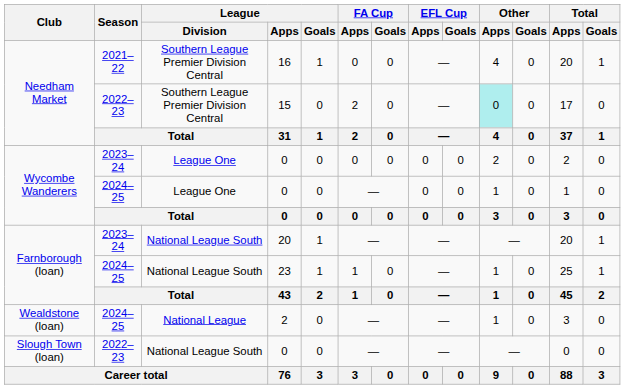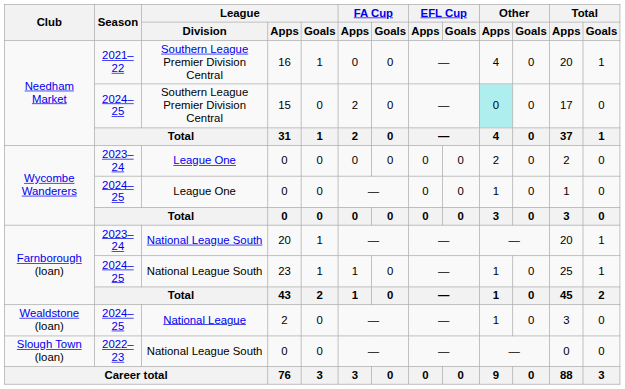(118, 105) 2022–23 -> (118, 105) 2024–25
